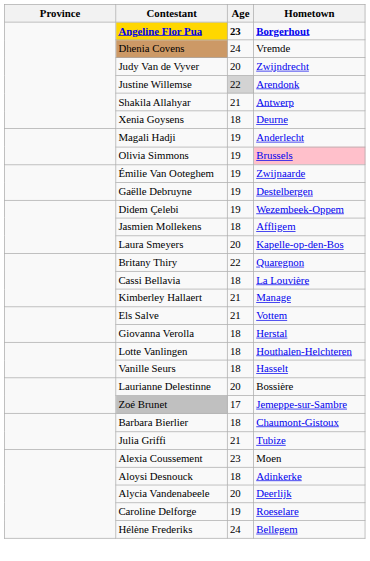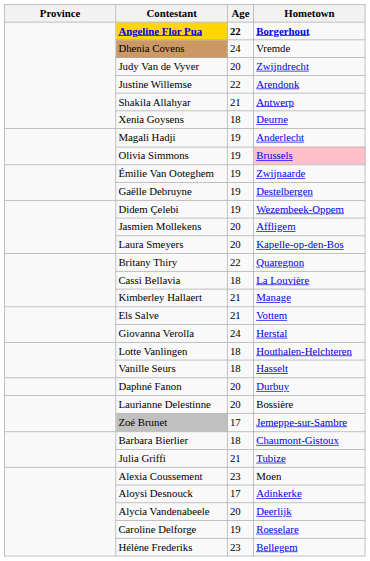(235, 31) 23 -> (235, 31) 22
(235, 84) lightgrey background -> (235, 84) no background
(235, 227) 18 -> (235, 227) 20
(235, 333) 18 -> (235, 333) 24
+ row: (150, 387)
(235, 476) 18 -> (235, 494) 17
(235, 529) 24 -> (235, 547) 23
